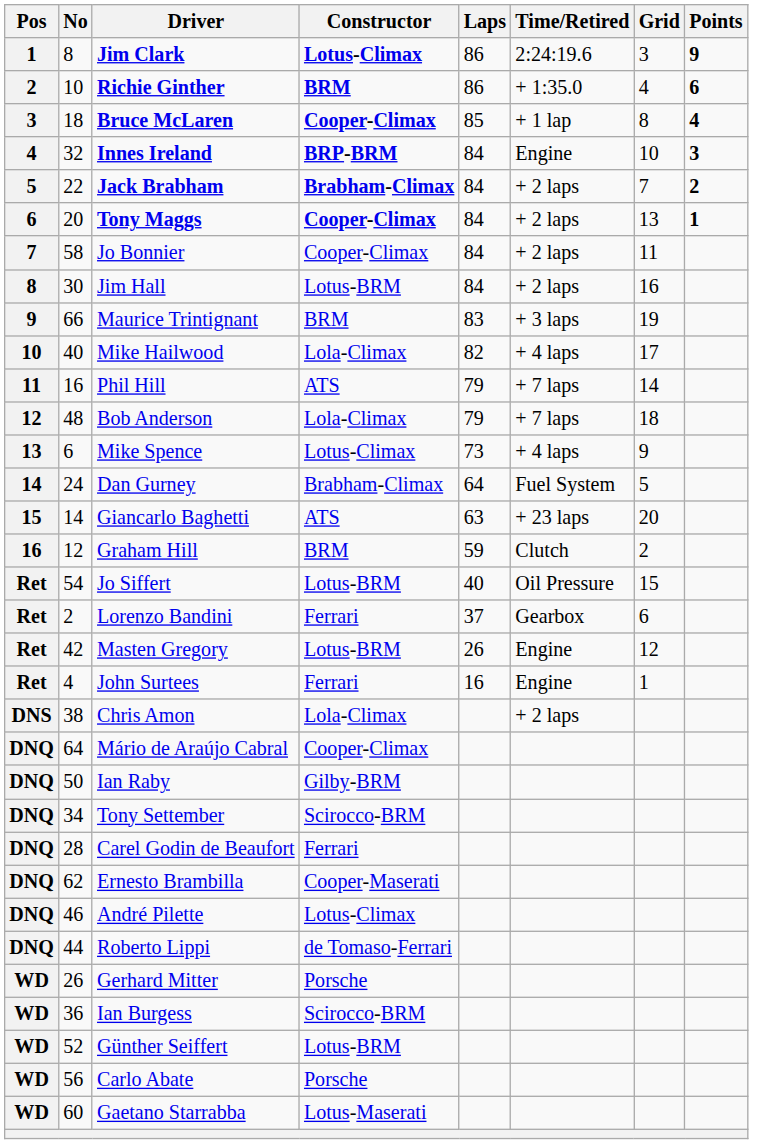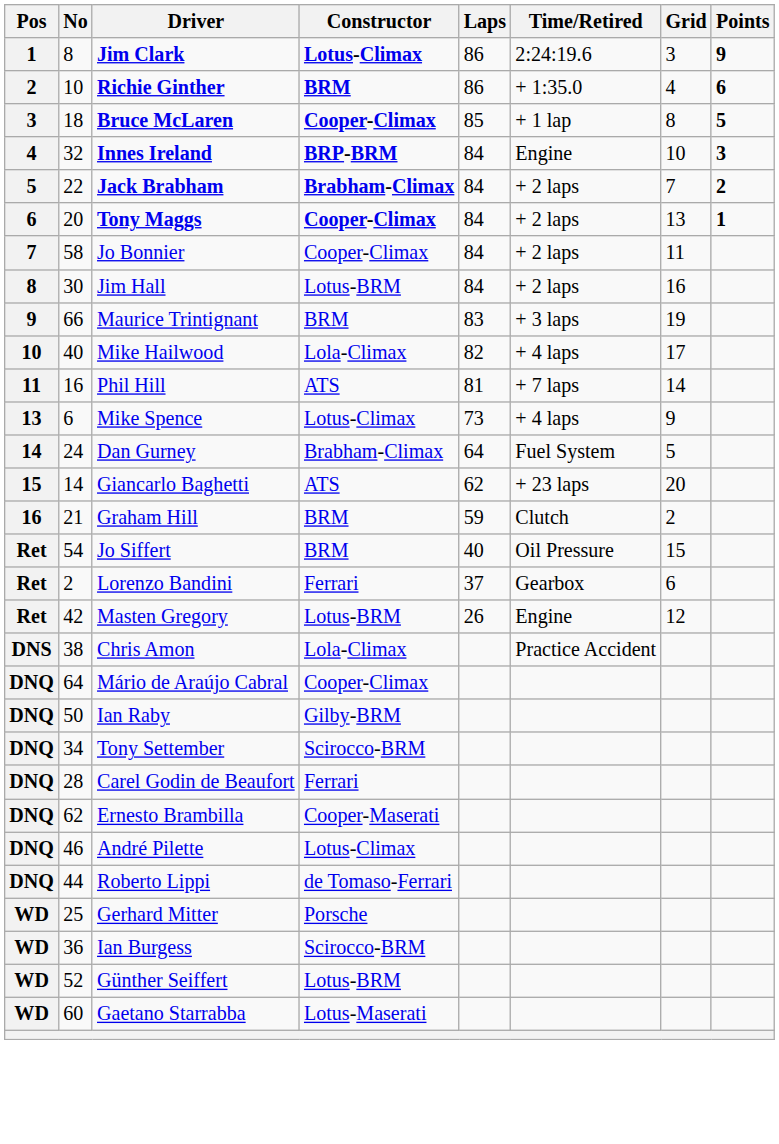(694, 120) 4 -> (721, 120) 5
(474, 385) 79 -> (474, 385) 81
- row: (155, 418)
(474, 517) 63 -> (474, 484) 62
(73, 550) 12 -> (73, 517) 21
(352, 583) Lotus-BRM -> (326, 550) BRM
- row: (148, 682)
(547, 715) + 2 laps -> (586, 649) Practice Accident
(73, 980) 26 -> (73, 914) 25
- row: (145, 1079)
